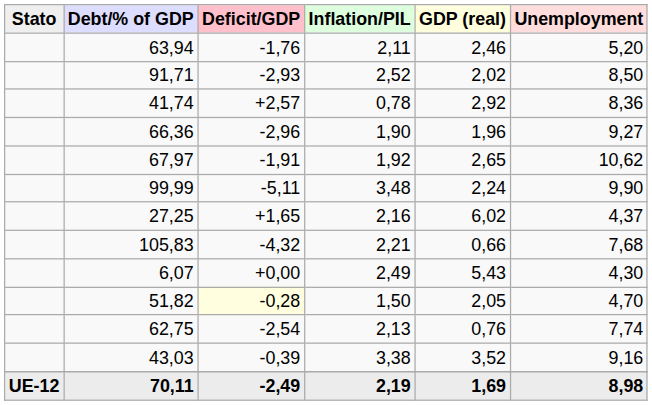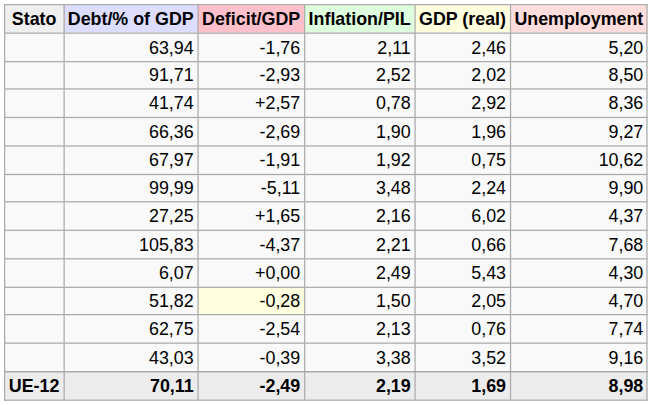(280, 132) -2,96 -> (280, 132) -2,69
(489, 160) 2,65 -> (489, 160) 0,75
(280, 245) -4,32 -> (280, 245) -4,37
